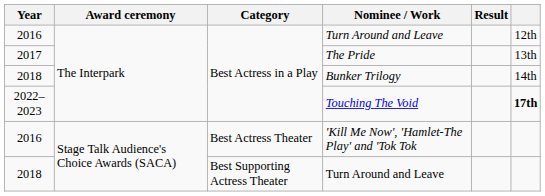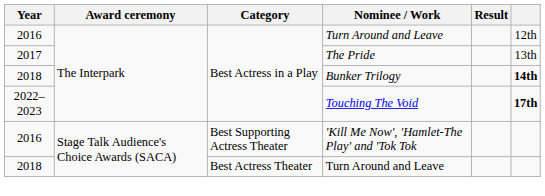(526, 75) normal -> (526, 75) bold
(261, 138) Best Actress Theater -> (250, 138) Best Supporting Actress Theater
(250, 173) Best Supporting Actress Theater -> (261, 166) Best Actress Theater
